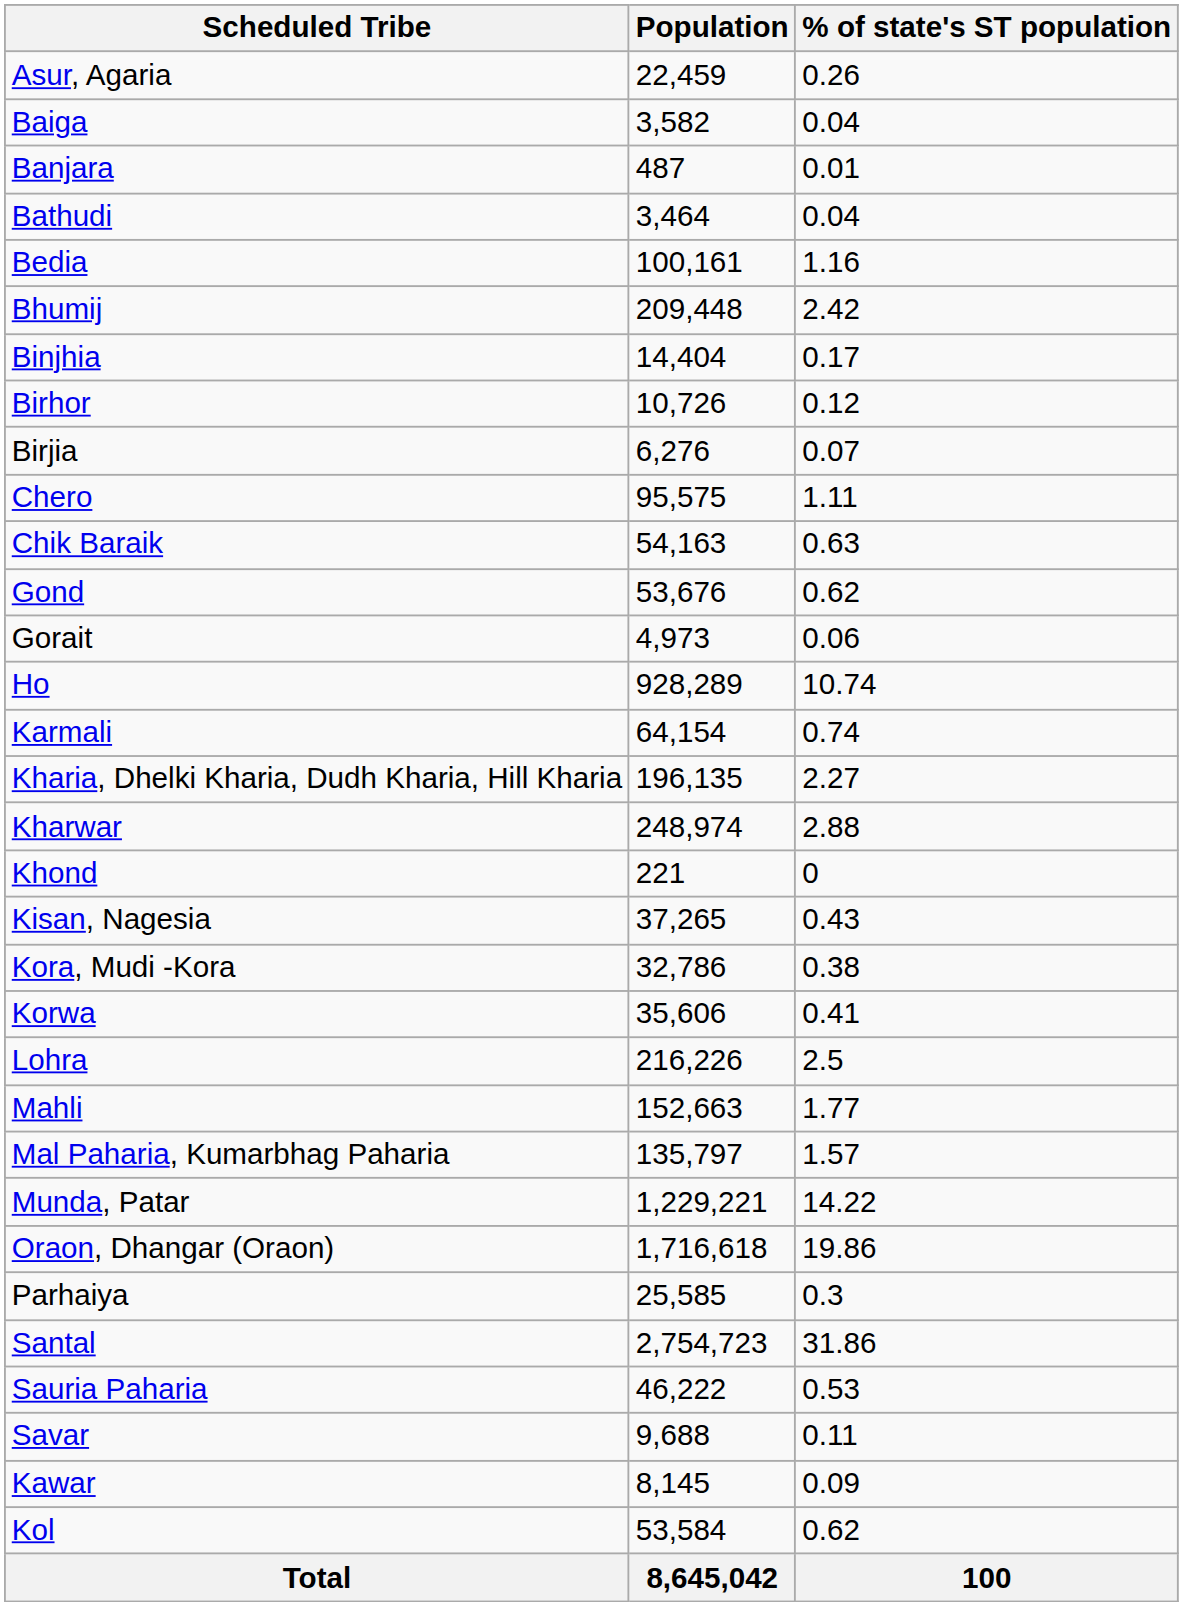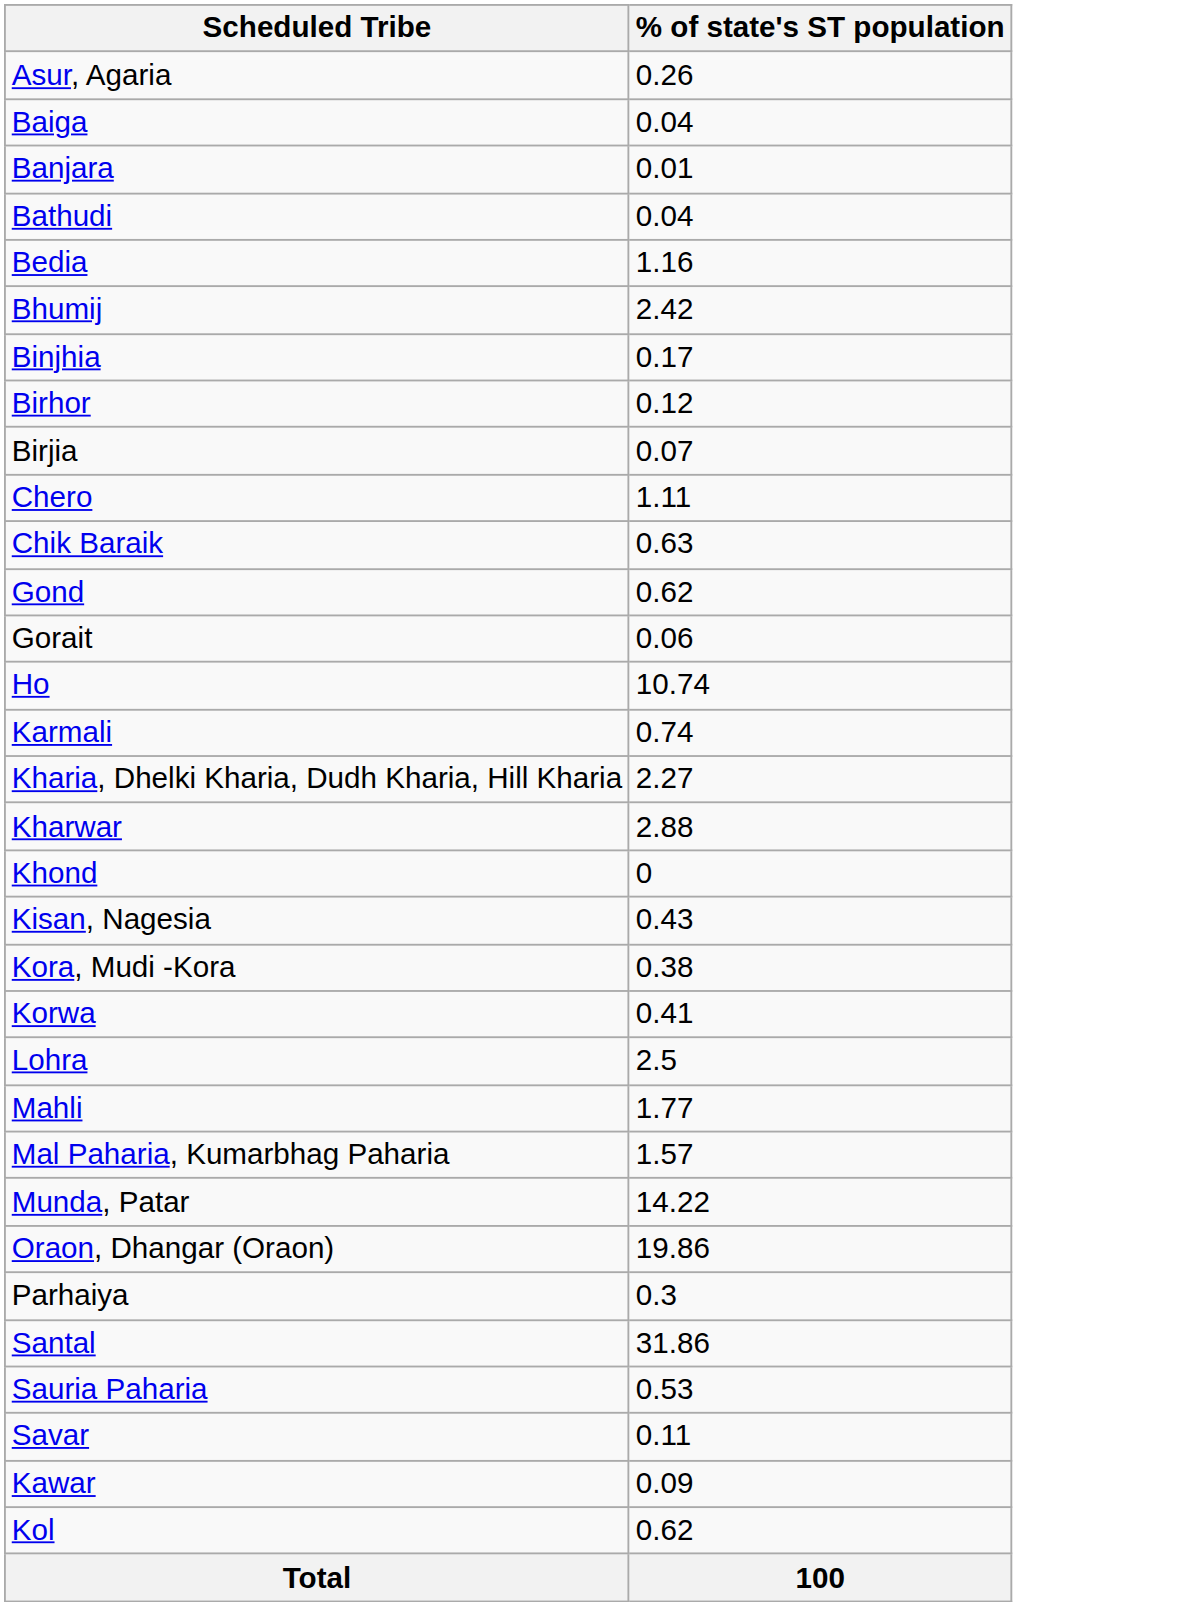- column: (712, 27)
